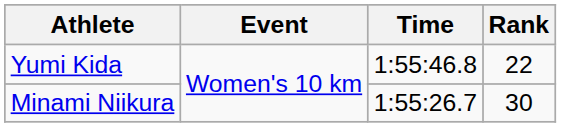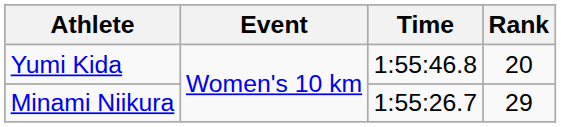(519, 64) 22 -> (519, 64) 20
(519, 103) 30 -> (519, 103) 29
